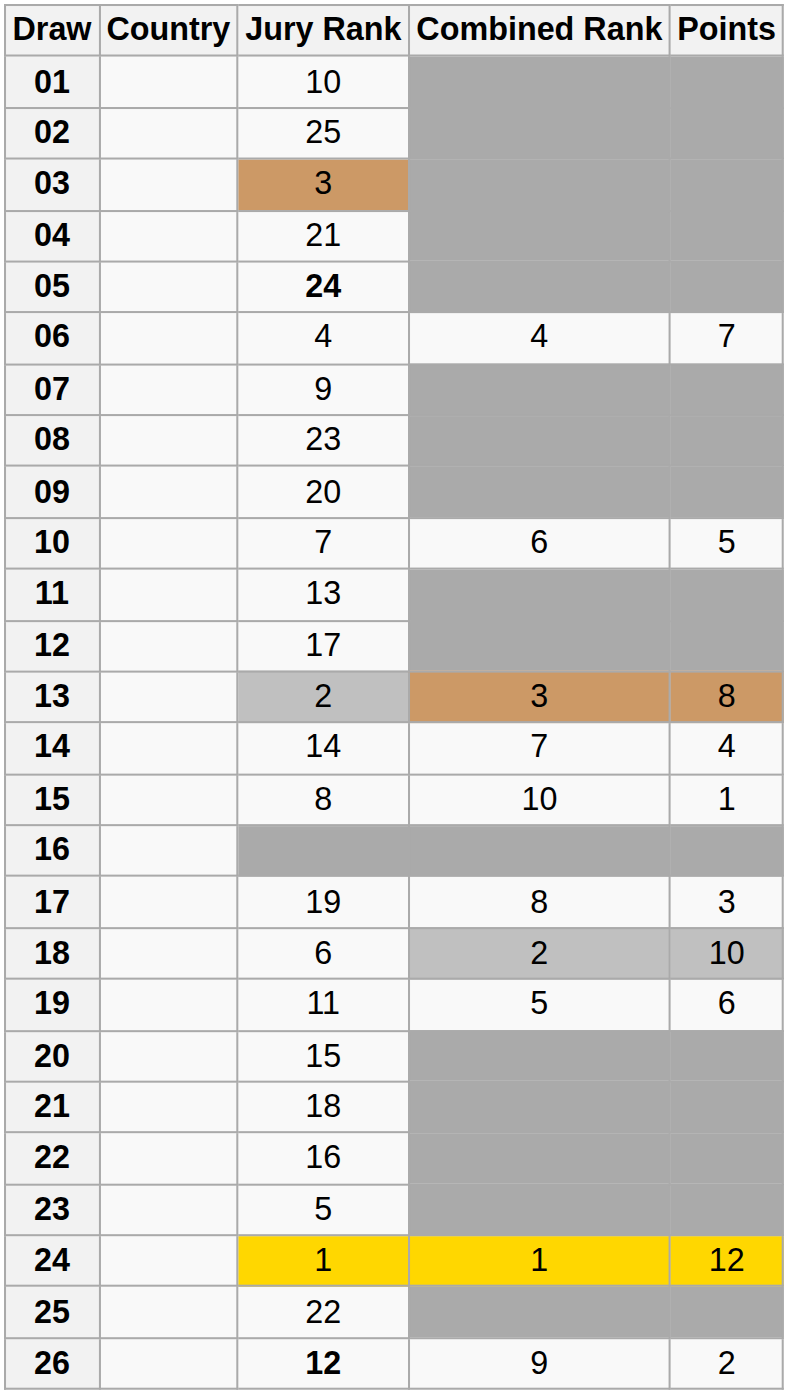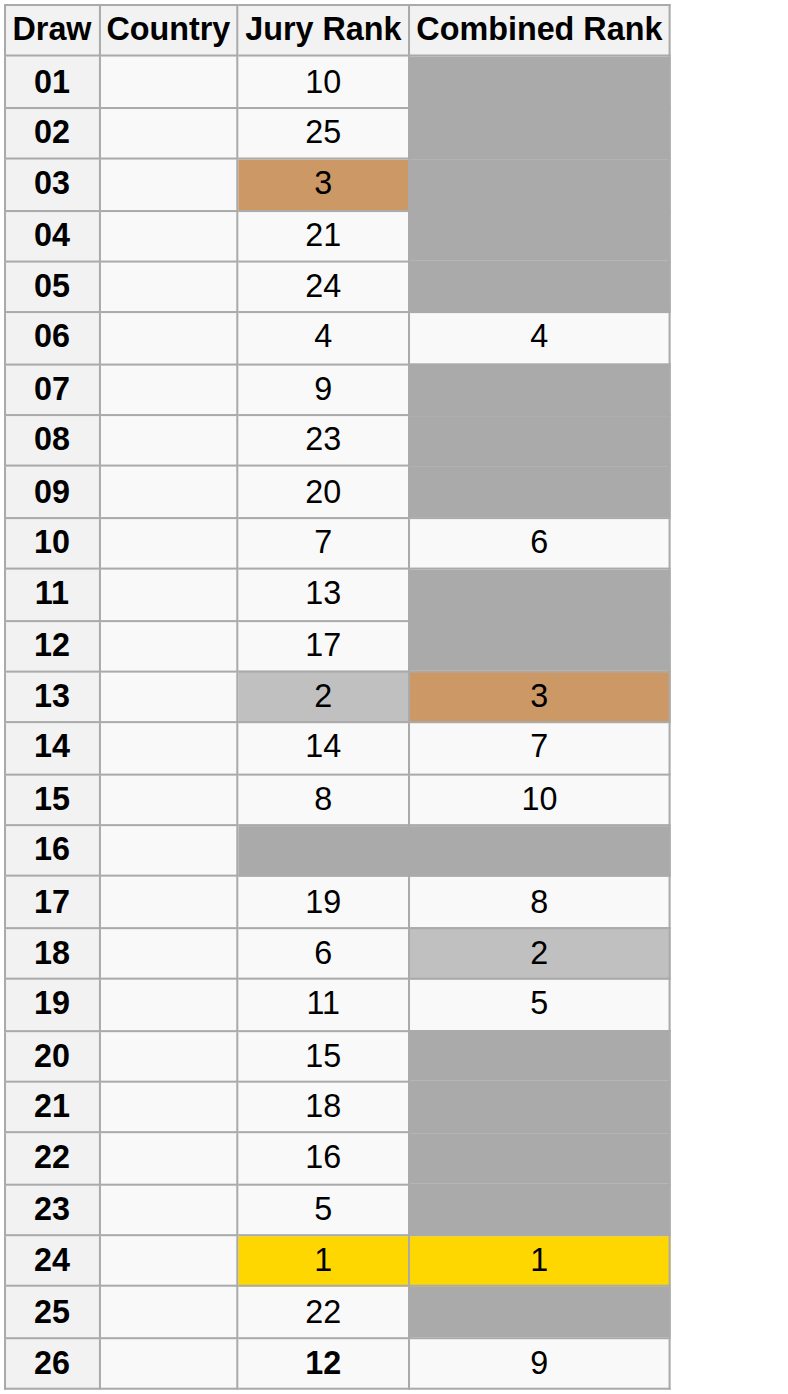- column: (727, 30)
(323, 286) bold -> (323, 286) normal
